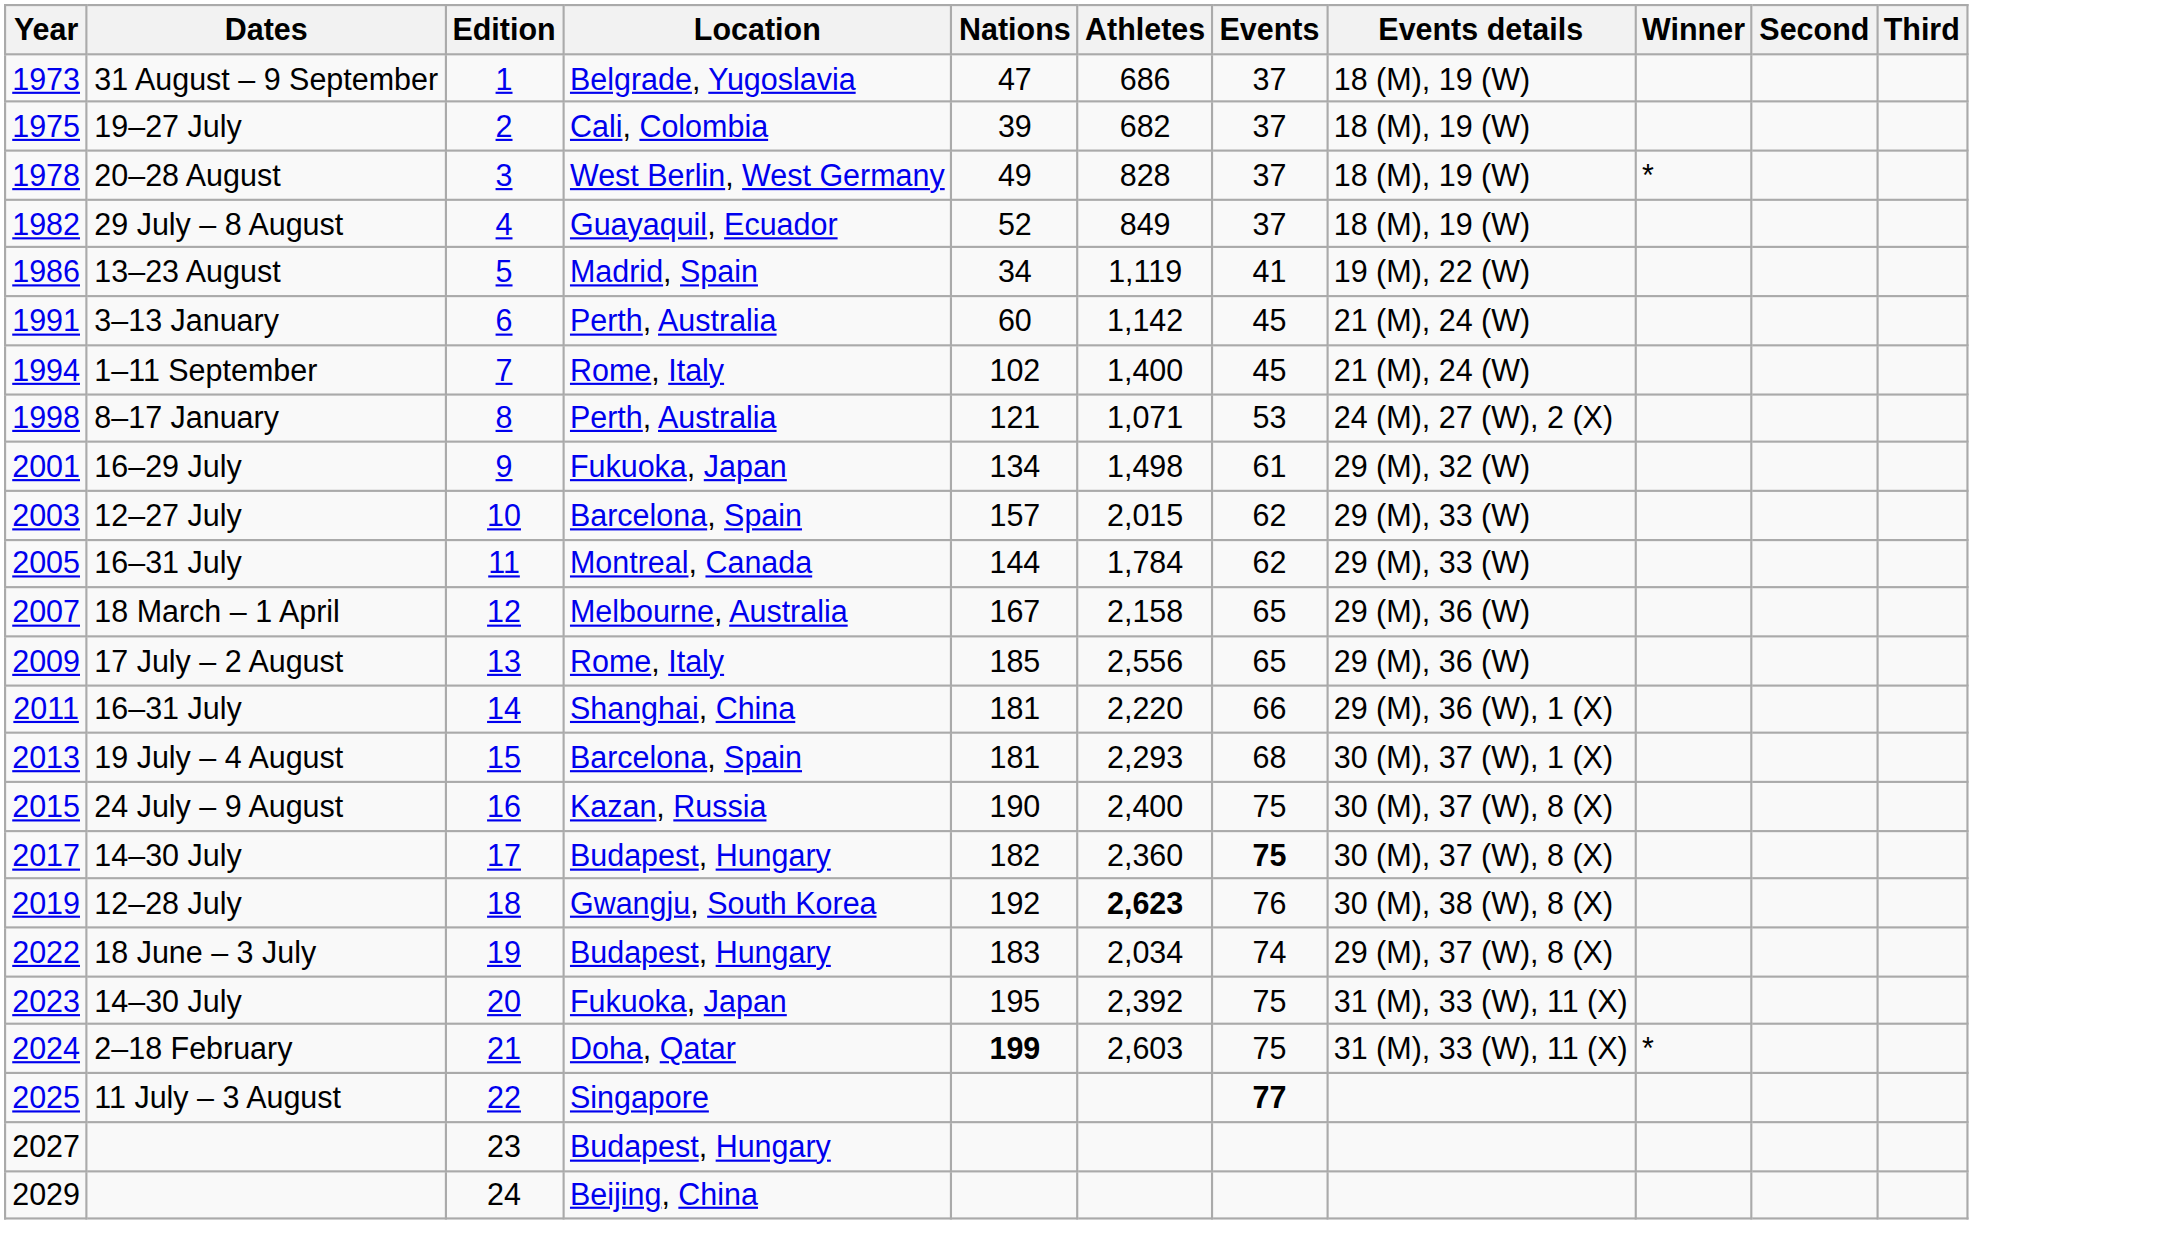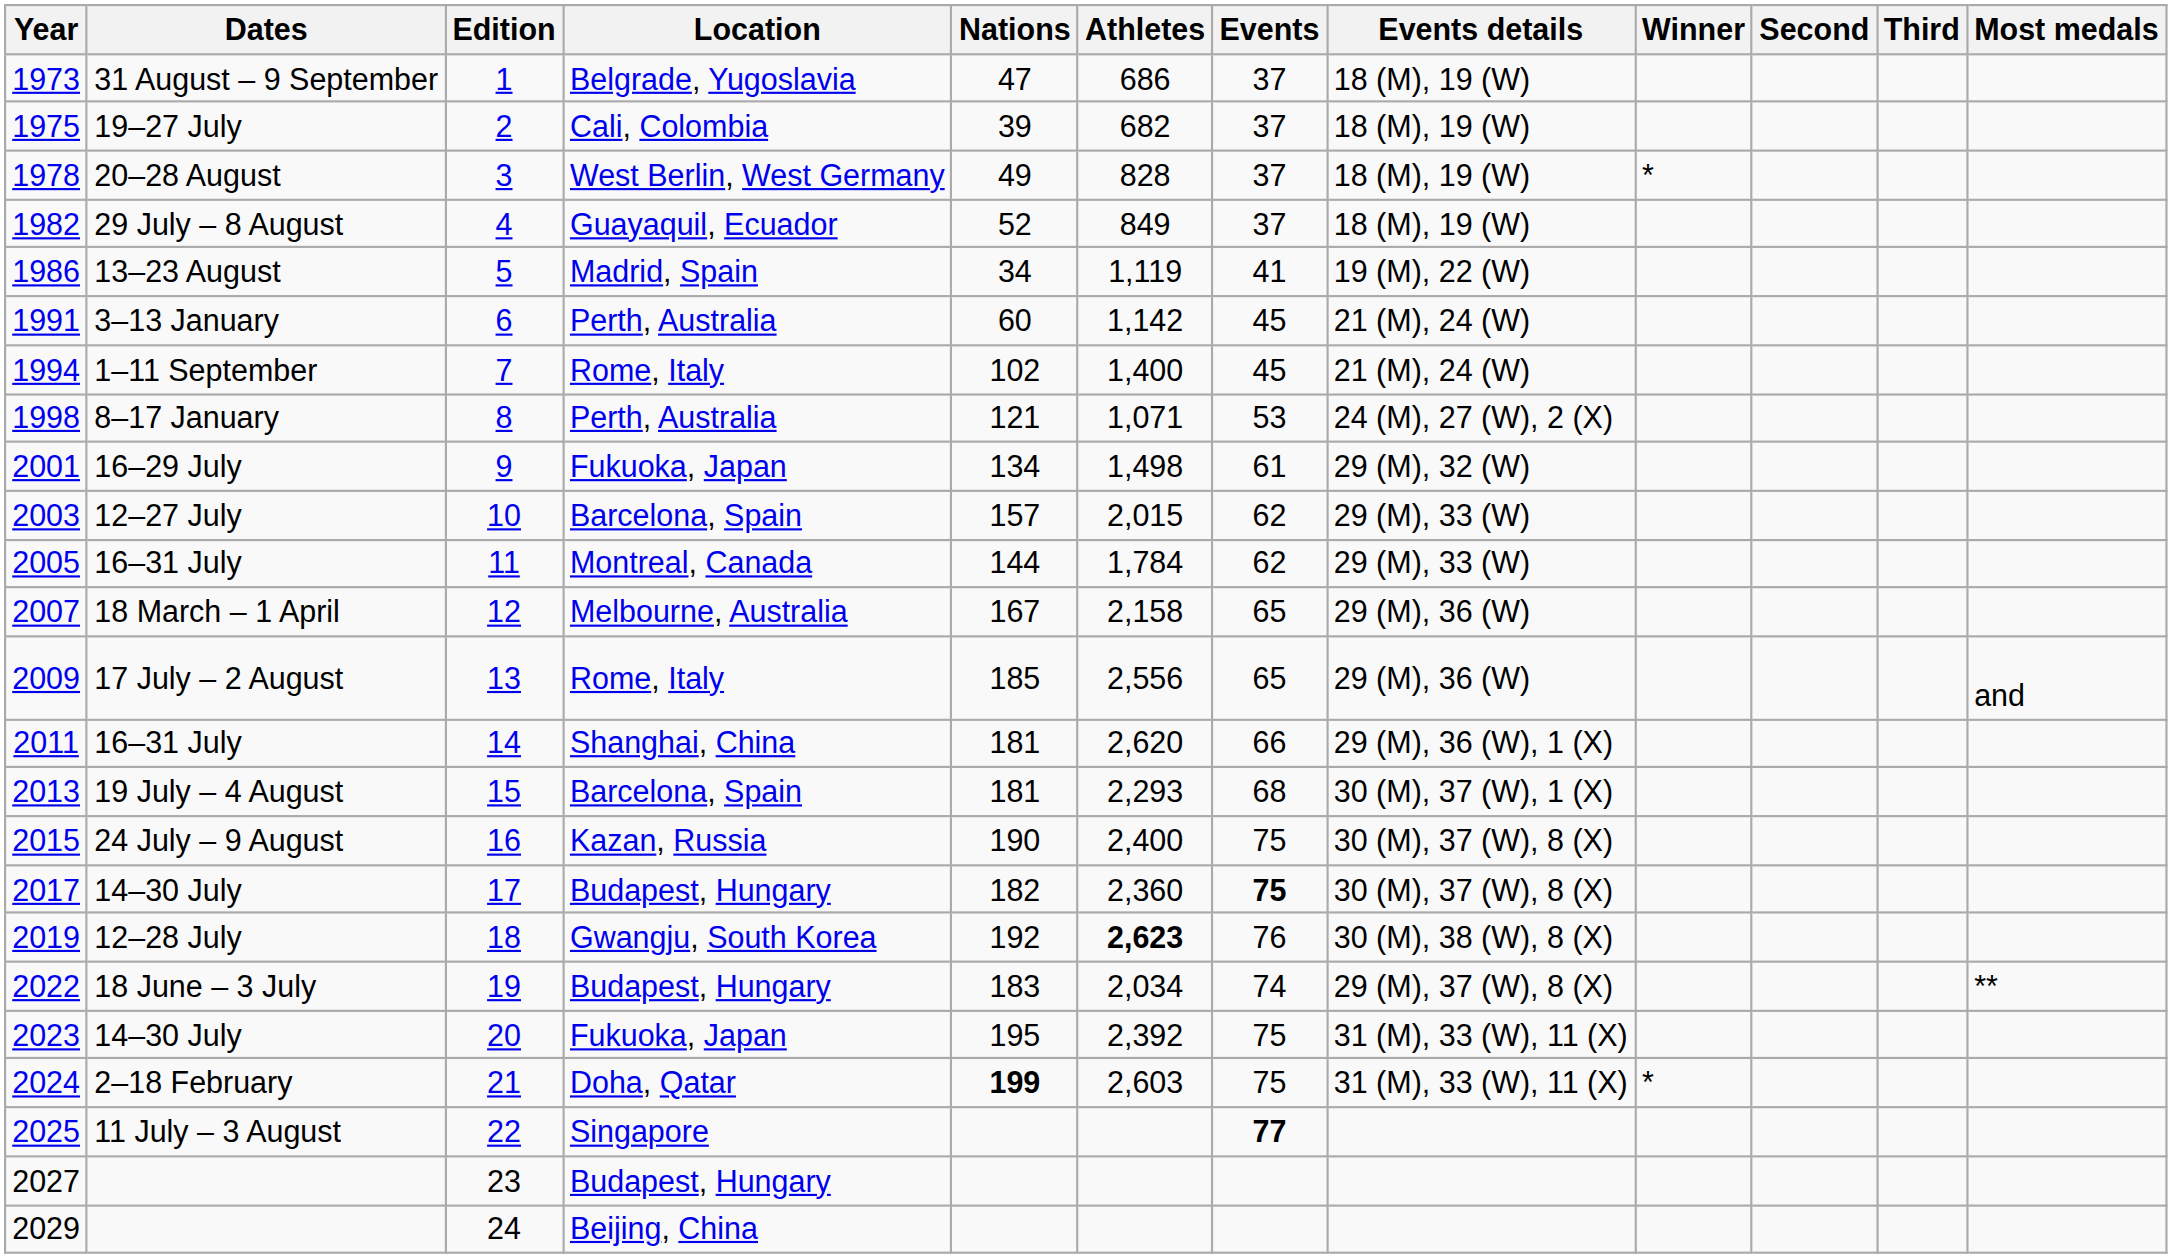+ column: (2066, 30)
(1145, 709) 2,220 -> (1145, 744) 2,620
